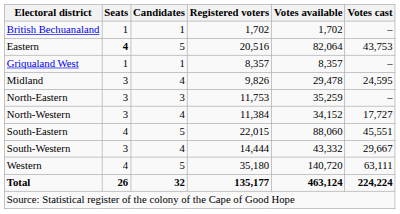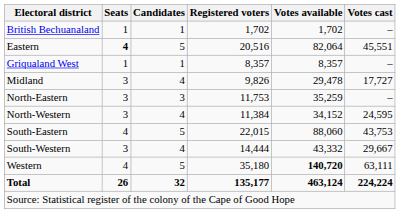(378, 47) 43,753 -> (378, 47) 45,551
(378, 81) 24,595 -> (378, 81) 17,727
(378, 115) 17,727 -> (378, 115) 24,595
(378, 132) 45,551 -> (378, 132) 43,753
(325, 166) normal -> (325, 166) bold
